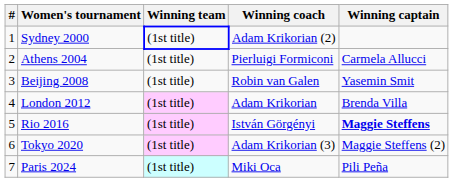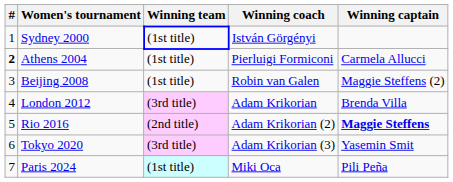(284, 37) Adam Krikorian (2) -> (274, 37) István Görgényi
(12, 59) normal -> (12, 59) bold
(378, 81) Yasemin Smit -> (393, 81) Maggie Steffens (2)
(170, 102) (1st title) -> (172, 102) (3rd title)
(170, 124) (1st title) -> (173, 124) (2nd title)
(273, 124) István Görgényi -> (283, 124) Adam Krikorian (2)
(170, 145) (1st title) -> (172, 145) (3rd title)
(393, 145) Maggie Steffens (2) -> (377, 145) Yasemin Smit
